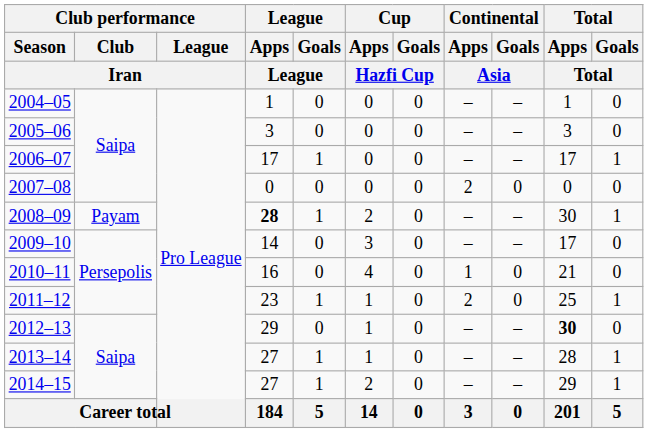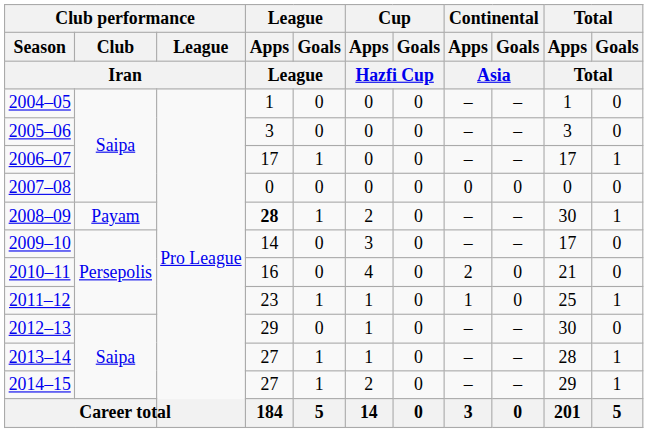(468, 187) 2 -> (468, 187) 0
(468, 272) 1 -> (468, 272) 2
(468, 300) 2 -> (468, 300) 1
(567, 328) bold -> (567, 328) normal
